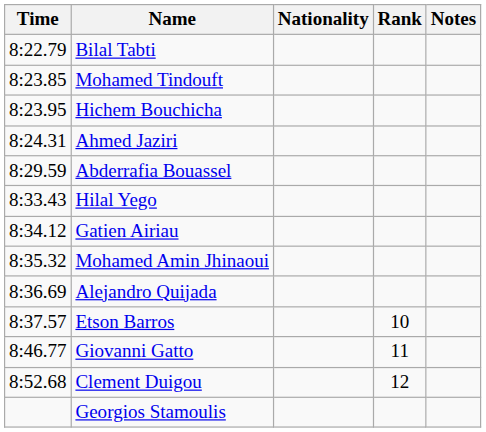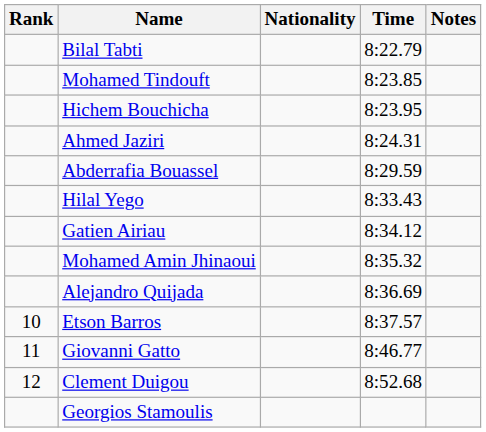columns swapped: (400, 19) <-> (38, 19)
